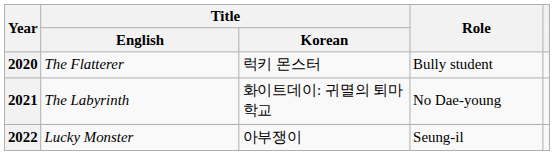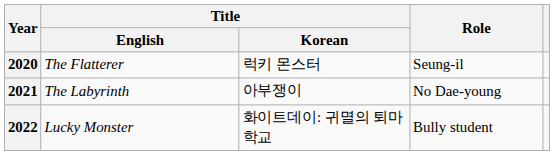(453, 64) Bully student -> (438, 64) Seung-il
(323, 100) 화이트데이: 귀멸의 퇴마학교 -> (272, 90) 아부쟁이
(272, 136) 아부쟁이 -> (323, 126) 화이트데이: 귀멸의 퇴마학교
(438, 137) Seung-il -> (453, 127) Bully student
